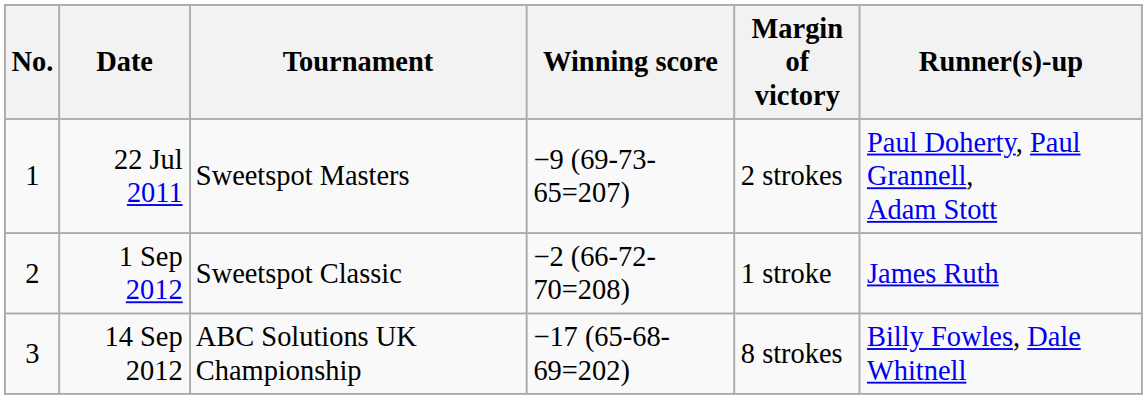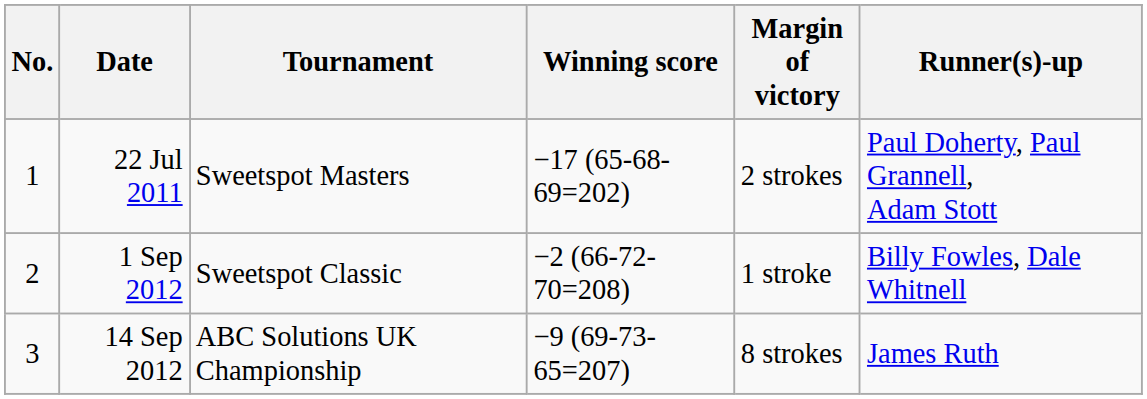(595, 175) −9 (69-73-65=207) -> (602, 175) −17 (65-68-69=202)
(933, 273) James Ruth -> (974, 273) Billy Fowles, Dale Whitnell
(602, 353) −17 (65-68-69=202) -> (595, 353) −9 (69-73-65=207)
(974, 353) Billy Fowles, Dale Whitnell -> (933, 353) James Ruth
